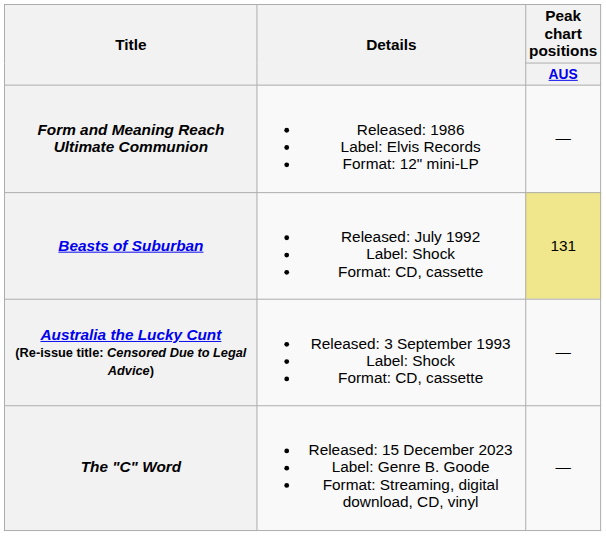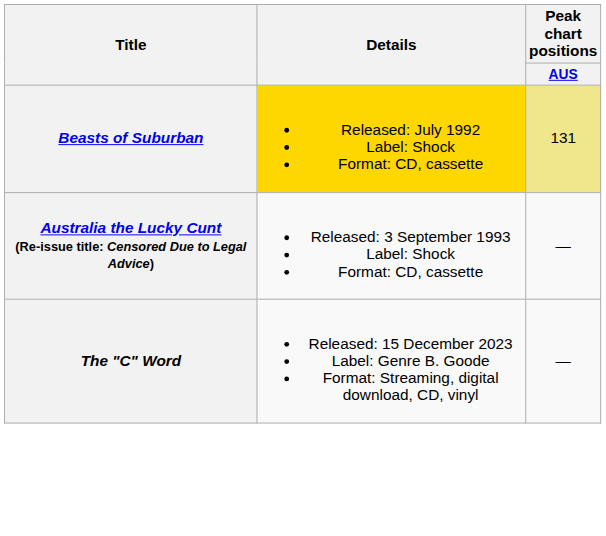- row: (131, 138)
(391, 254) no background -> (391, 147) gold background
